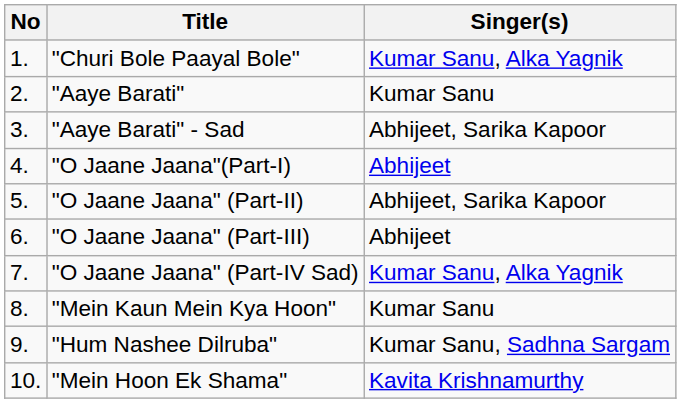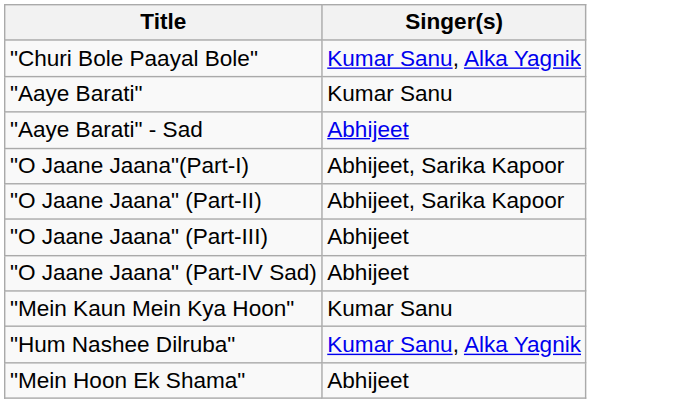- column: (26, 22)
(488, 129) Abhijeet, Sarika Kapoor -> (368, 129) Abhijeet
(410, 165) Abhijeet -> (446, 165) Abhijeet, Sarika Kapoor
(496, 272) Kumar Sanu, Alka Yagnik -> (368, 272) Abhijeet
(520, 344) Kumar Sanu, Sadhna Sargam -> (454, 344) Kumar Sanu, Alka Yagnik
(476, 380) Kavita Krishnamurthy -> (368, 380) Abhijeet
